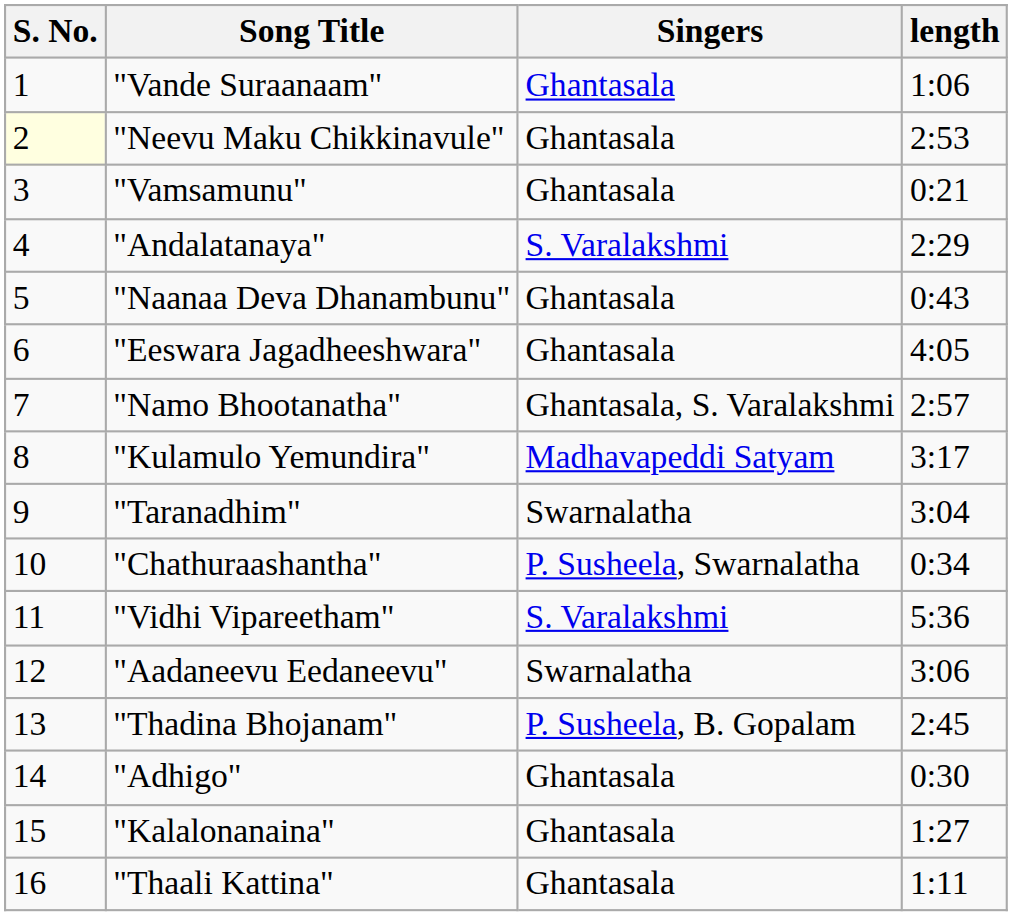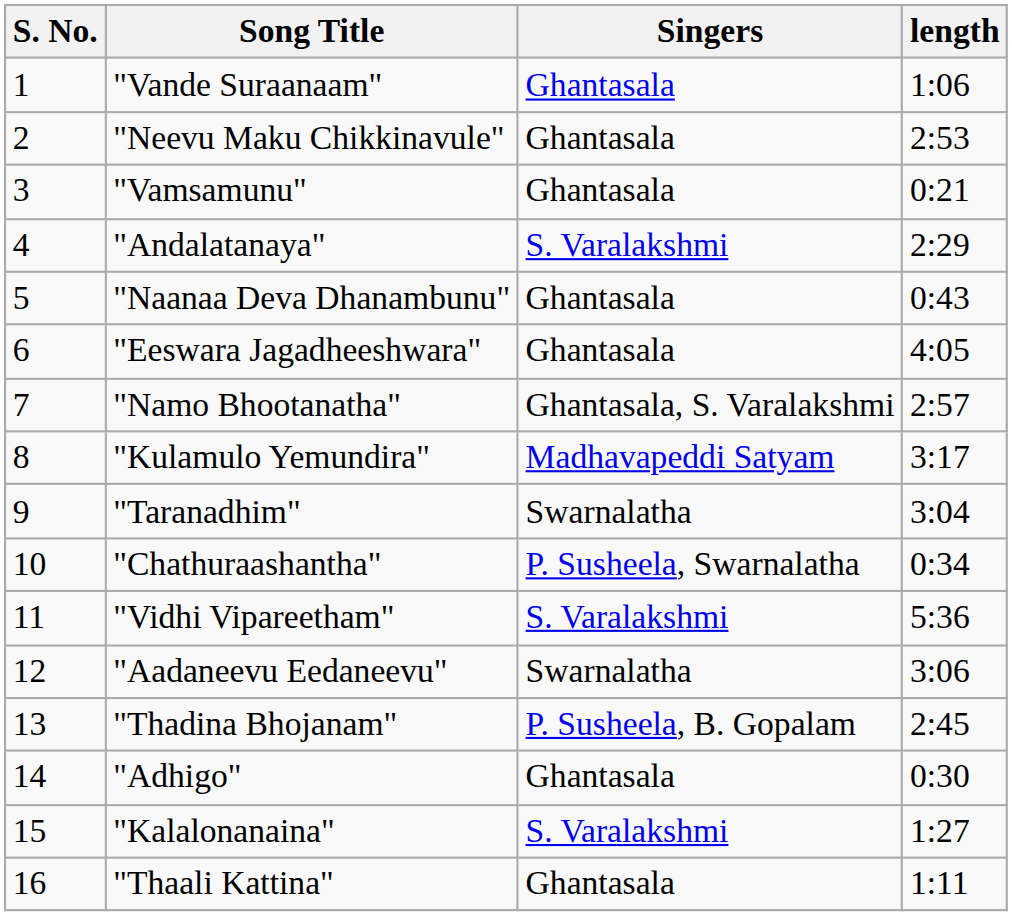(21, 137) lightyellow background -> (21, 137) no background
(600, 830) Ghantasala -> (627, 830) S. Varalakshmi
